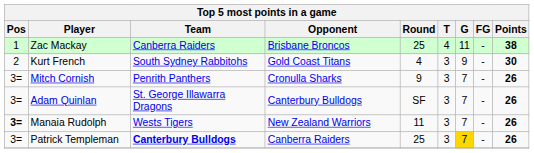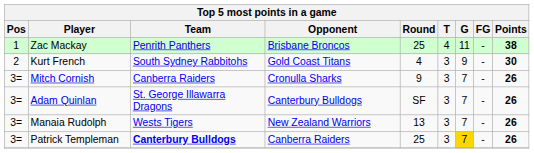(174, 45) Canberra Raiders -> (172, 45) Penrith Panthers
(172, 78) Penrith Panthers -> (174, 78) Canberra Raiders
(16, 123) bold -> (16, 123) normal
(419, 123) 11 -> (419, 123) 13
